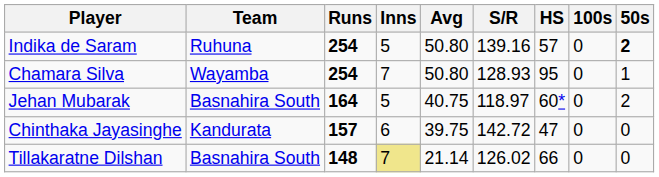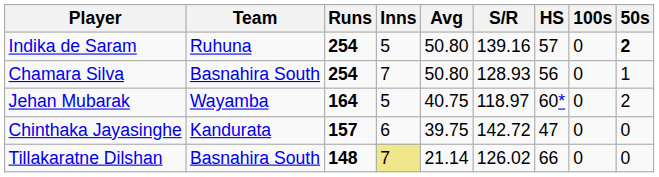(229, 74) Wayamba -> (255, 74) Basnahira South
(548, 74) 95 -> (548, 74) 56
(255, 102) Basnahira South -> (229, 102) Wayamba
